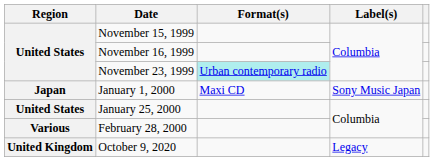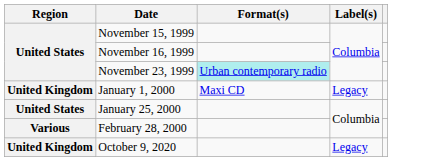(50, 90) Japan -> (50, 90) United Kingdom
(376, 90) Sony Music Japan -> (350, 90) Legacy
